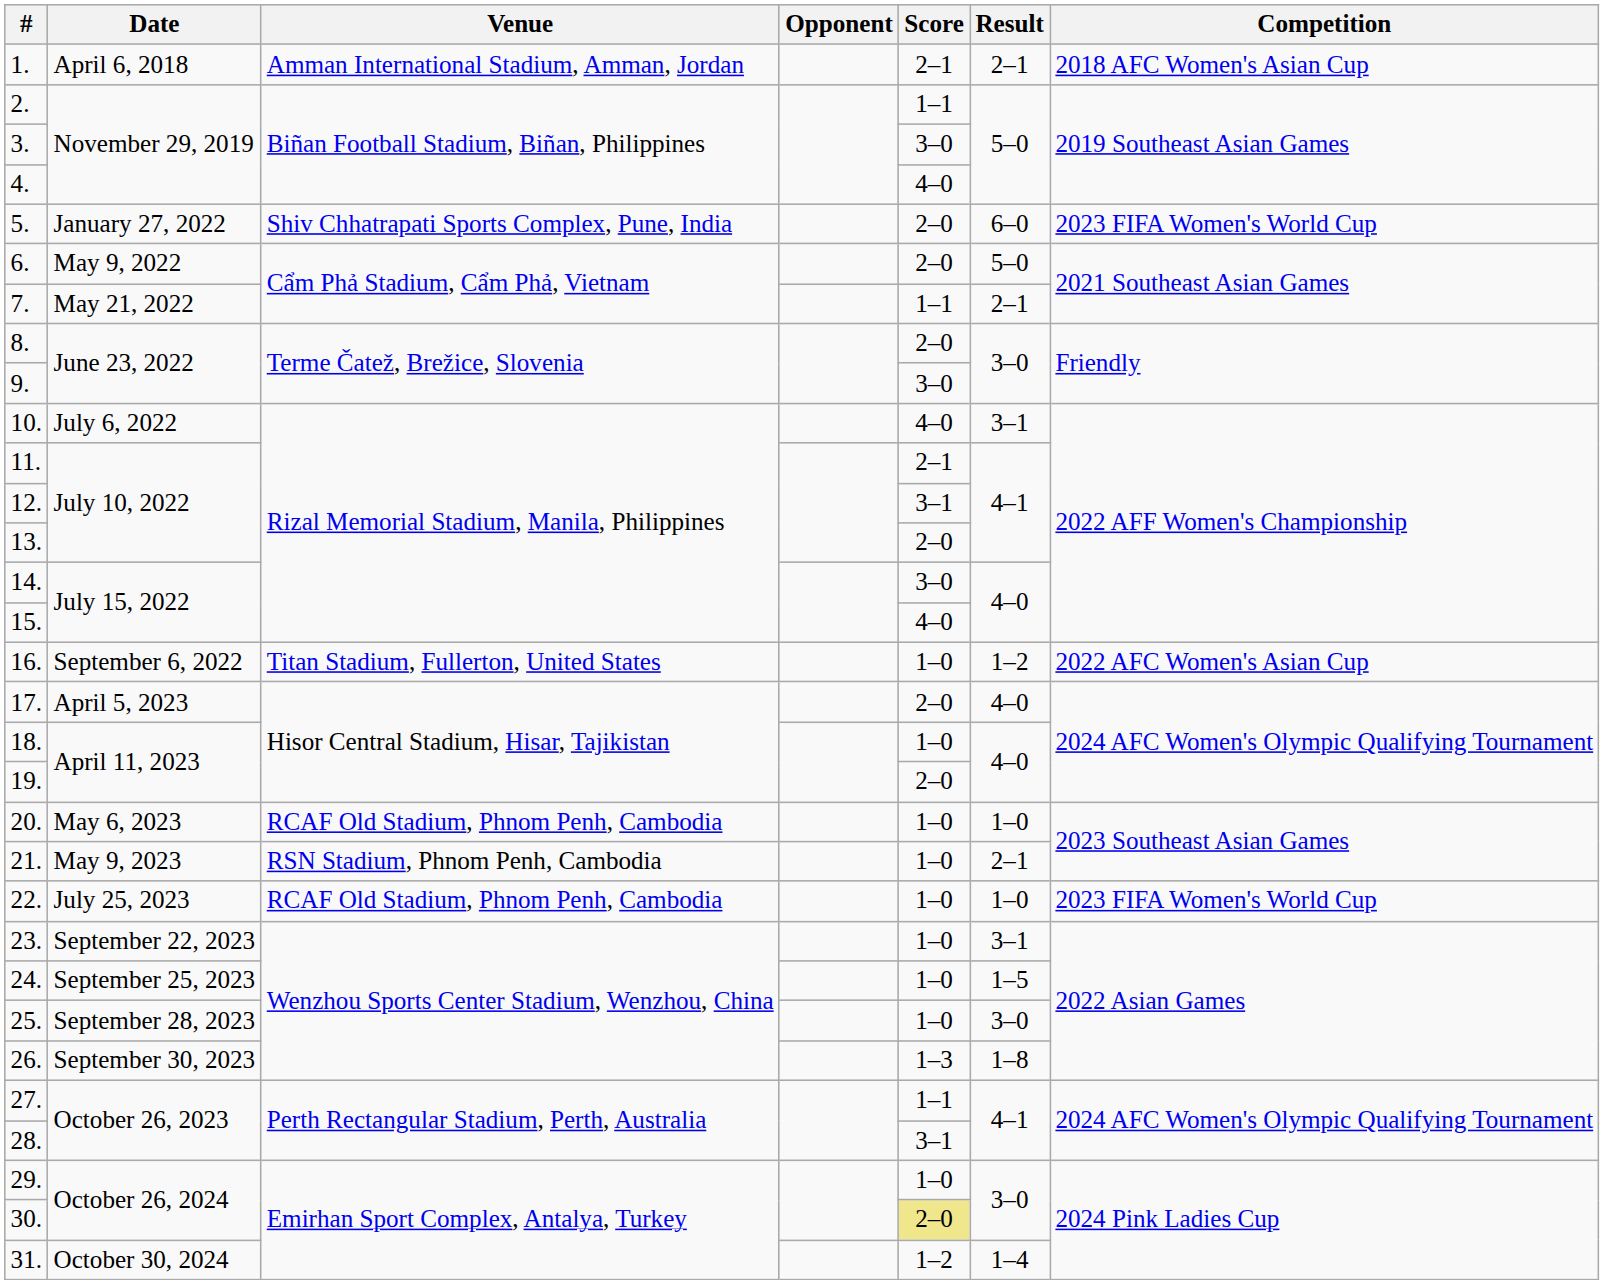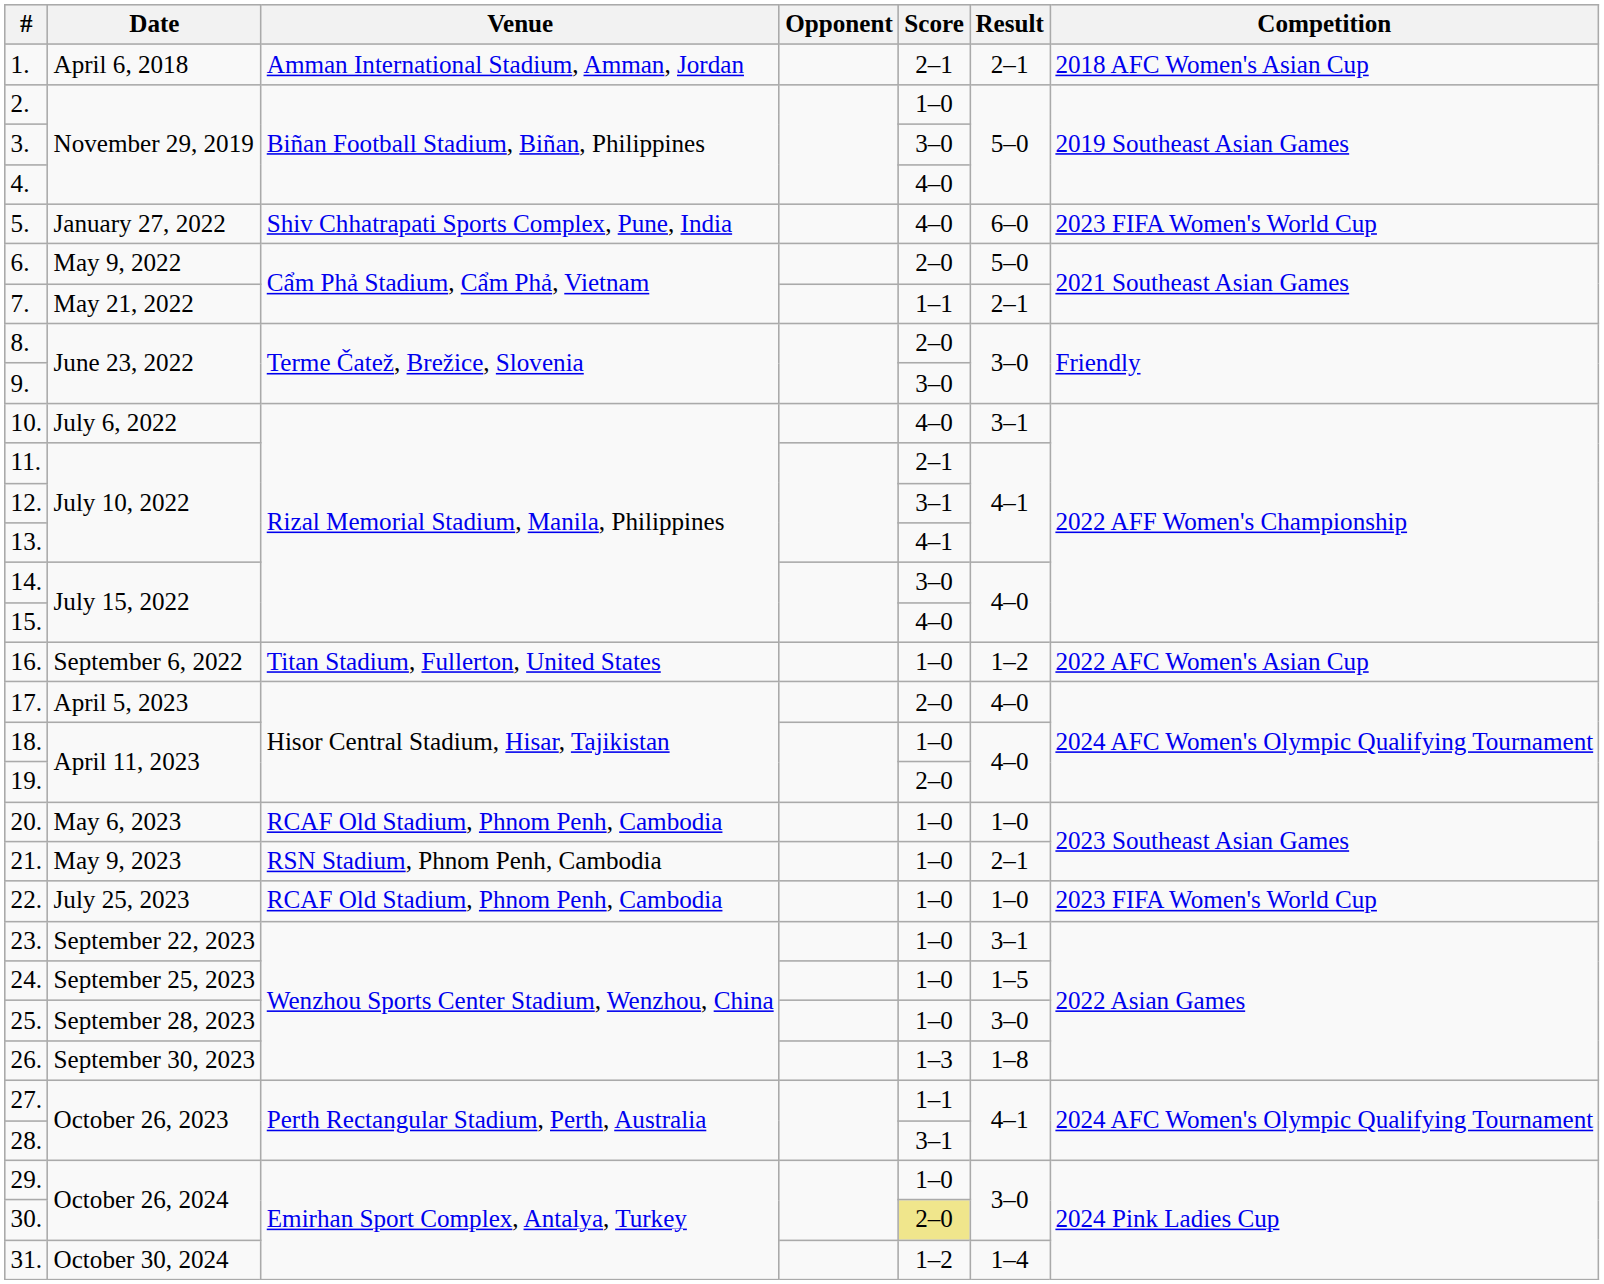(934, 104) 1–1 -> (934, 104) 1–0
(934, 223) 2–0 -> (934, 223) 4–0
(934, 542) 2–0 -> (934, 542) 4–1
